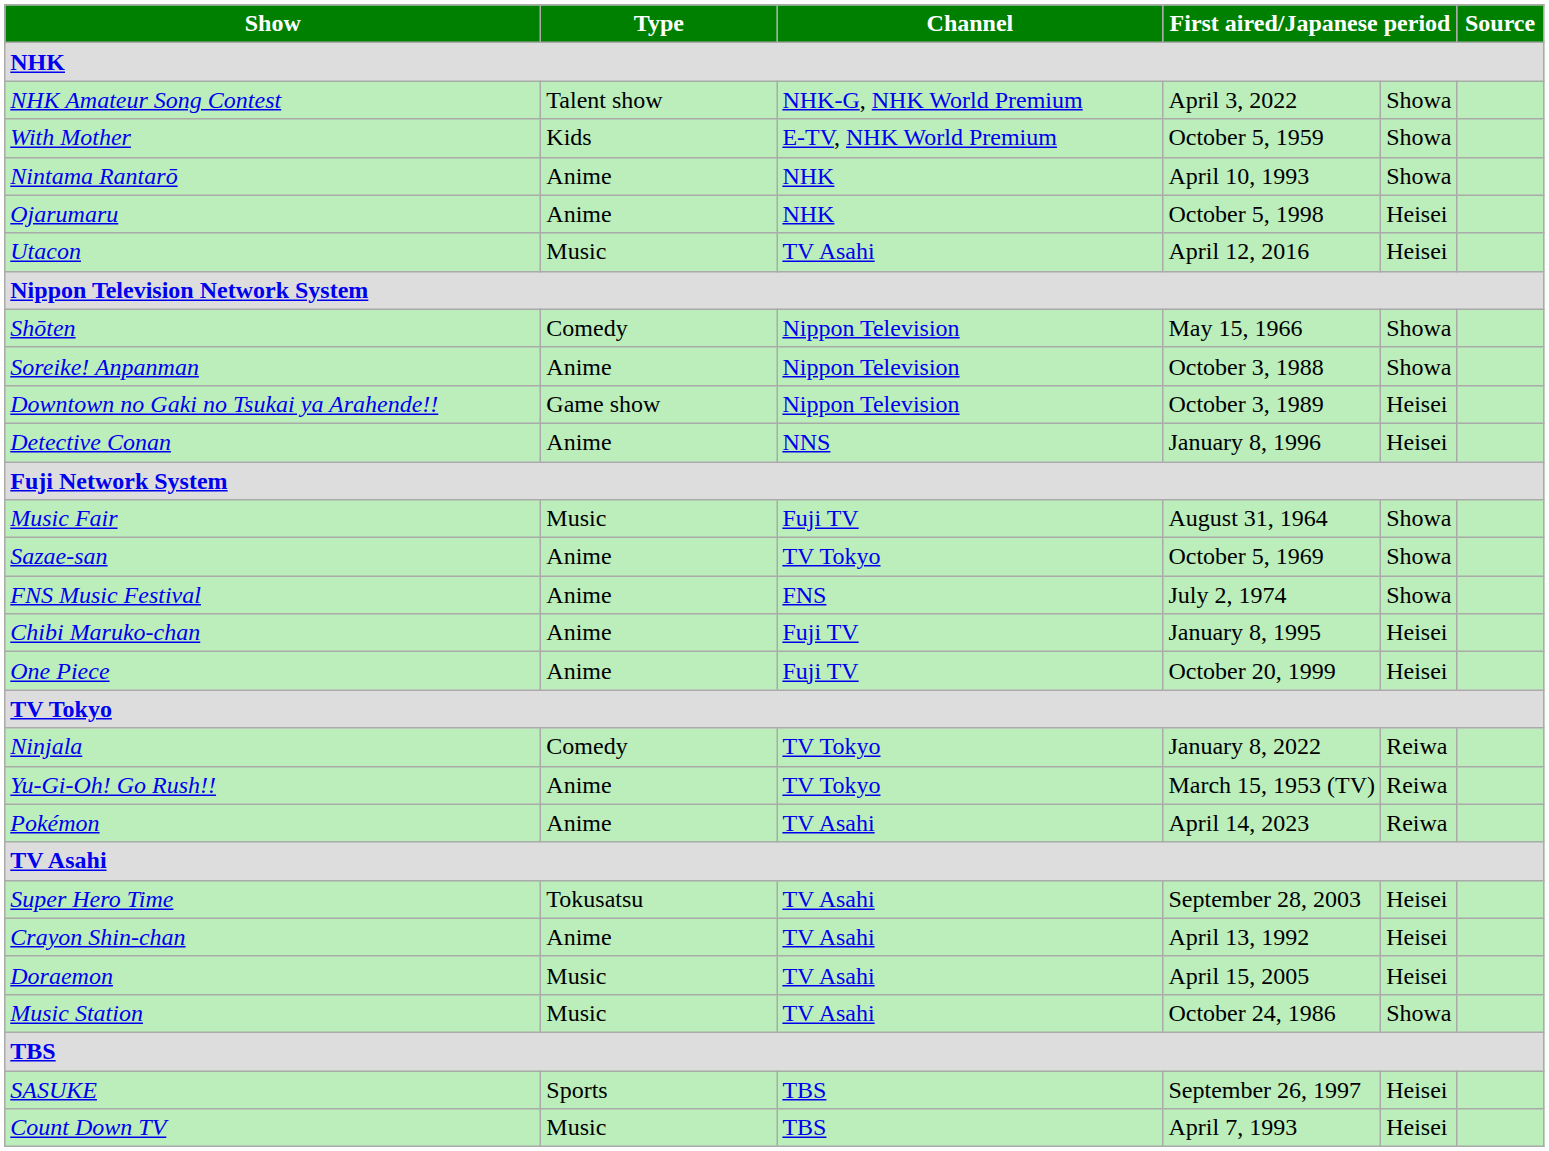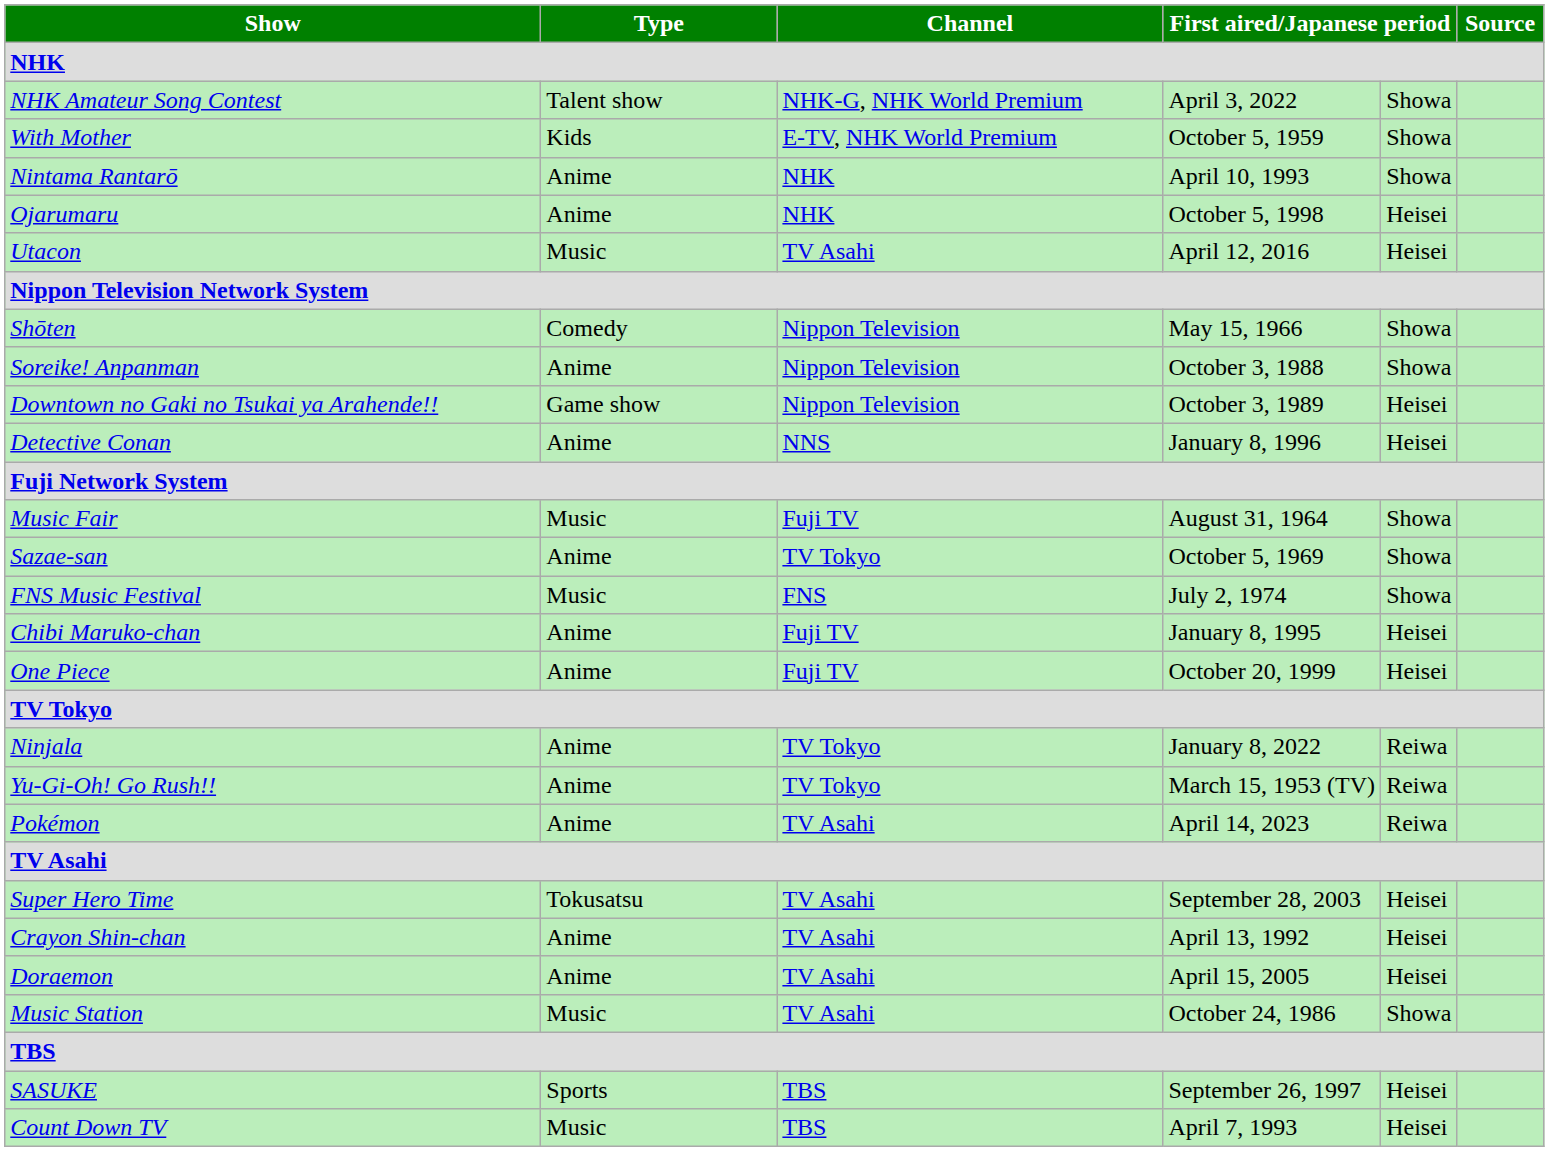(579, 594) Anime -> (576, 594) Music
(587, 746) Comedy -> (579, 746) Anime
(576, 975) Music -> (579, 975) Anime
